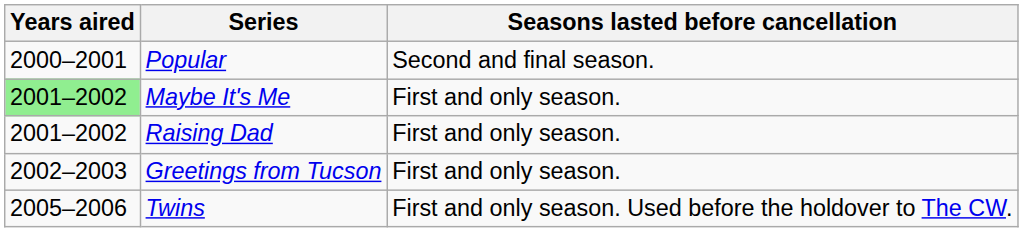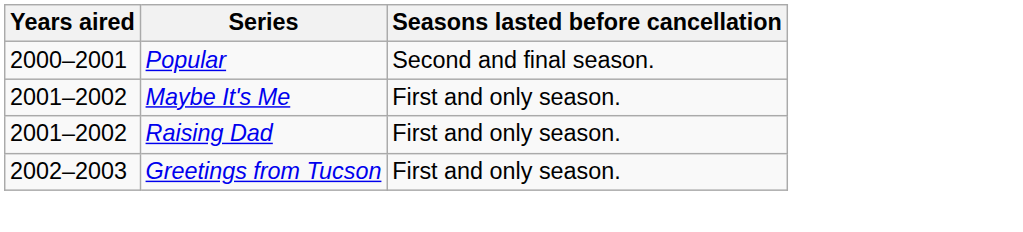(69, 97) lightgreen background -> (69, 97) no background
- row: (175, 208)
